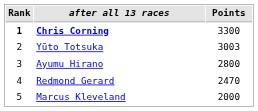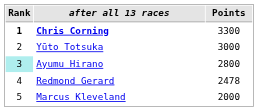(229, 48) 3003 -> (229, 48) 3000
(19, 64) no background -> (19, 64) paleturquoise background
(229, 81) 2470 -> (229, 81) 2478
